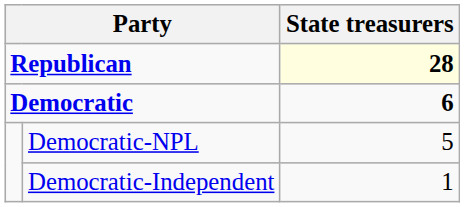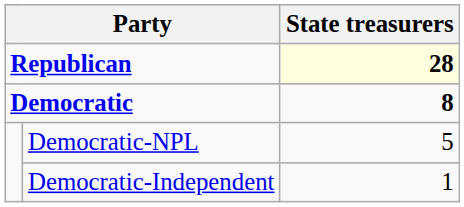(448, 102) 6 -> (448, 102) 8
